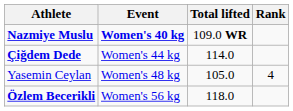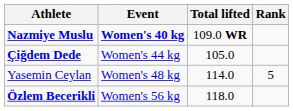(220, 55) 114.0 -> (220, 55) 105.0
(220, 75) 105.0 -> (220, 75) 114.0
(271, 75) 4 -> (271, 75) 5
